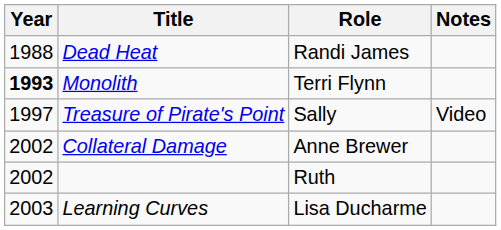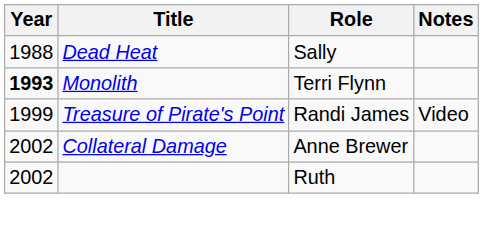(351, 51) Randi James -> (315, 51) Sally
(31, 114) 1997 -> (31, 114) 1999
(315, 114) Sally -> (351, 114) Randi James
- row: (135, 209)
